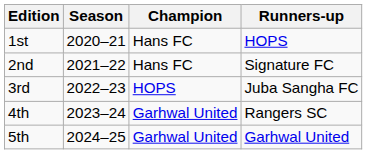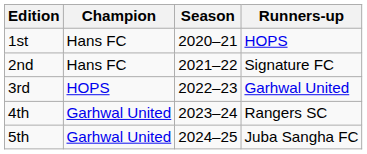columns swapped: (96, 16) <-> (185, 16)
(301, 88) Juba Sangha FC -> (297, 88) Garhwal United
(297, 137) Garhwal United -> (301, 137) Juba Sangha FC
